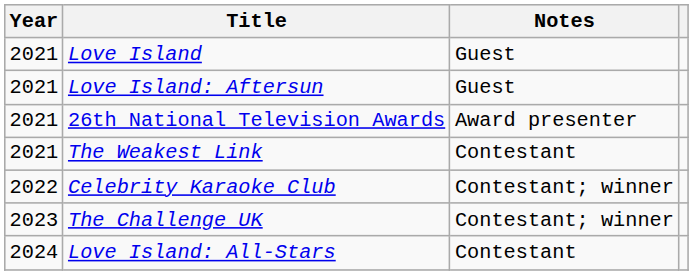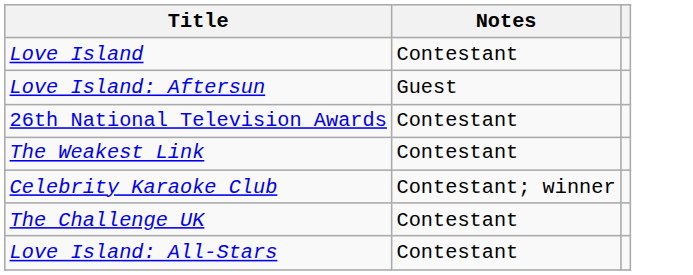- column: (34, 21)
(485, 54) Guest -> (457, 54) Contestant
(546, 120) Award presenter -> (457, 120) Contestant
(564, 220) Contestant; winner -> (457, 220) Contestant
